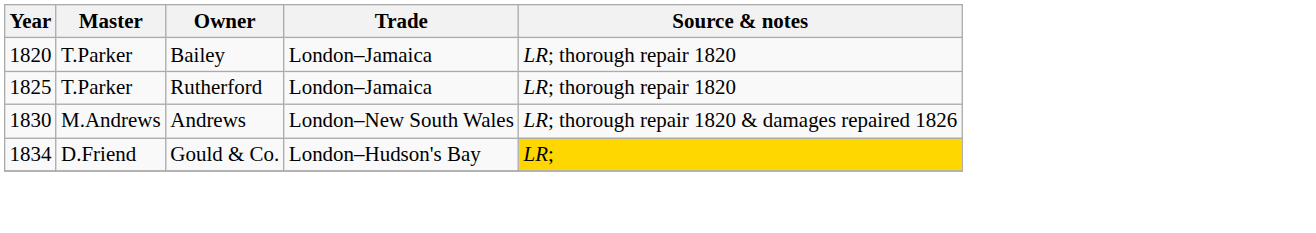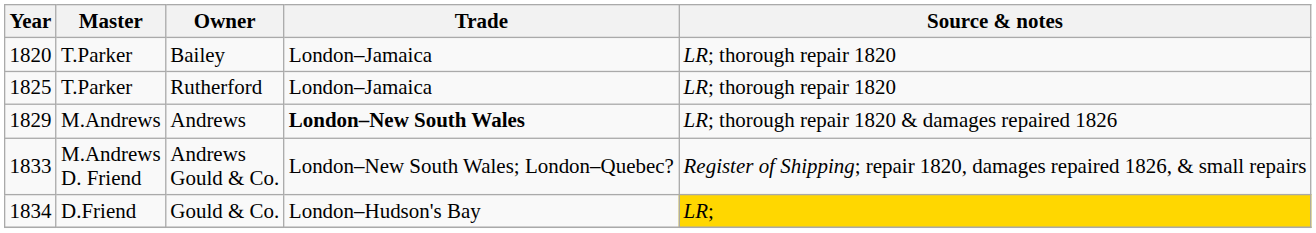(30, 120) 1830 -> (30, 120) 1829
(401, 120) normal -> (407, 120) bold
+ row: (225, 165)
